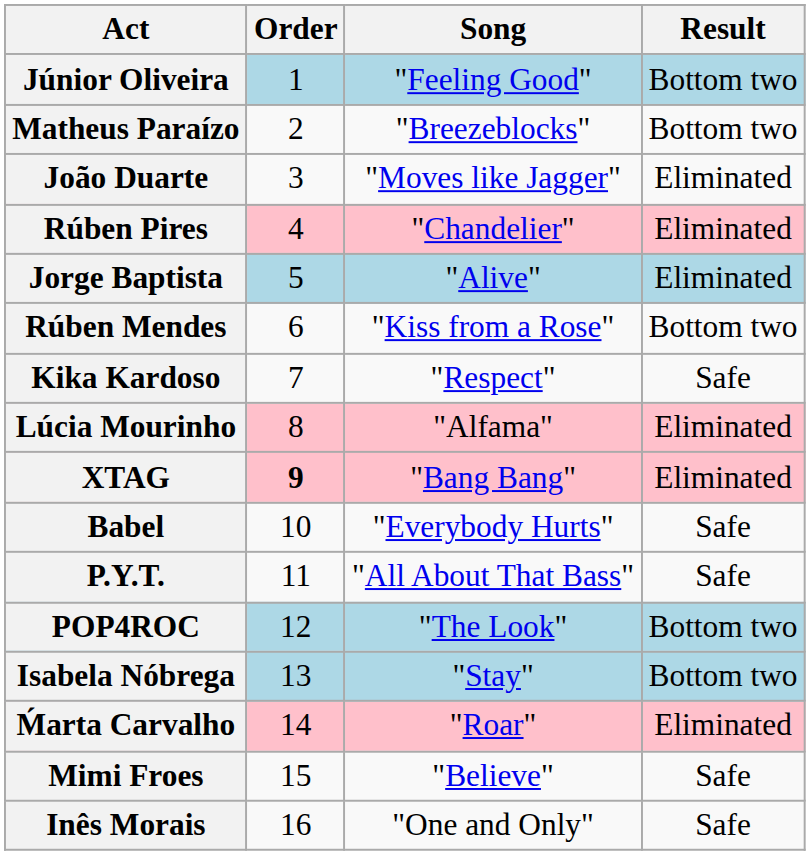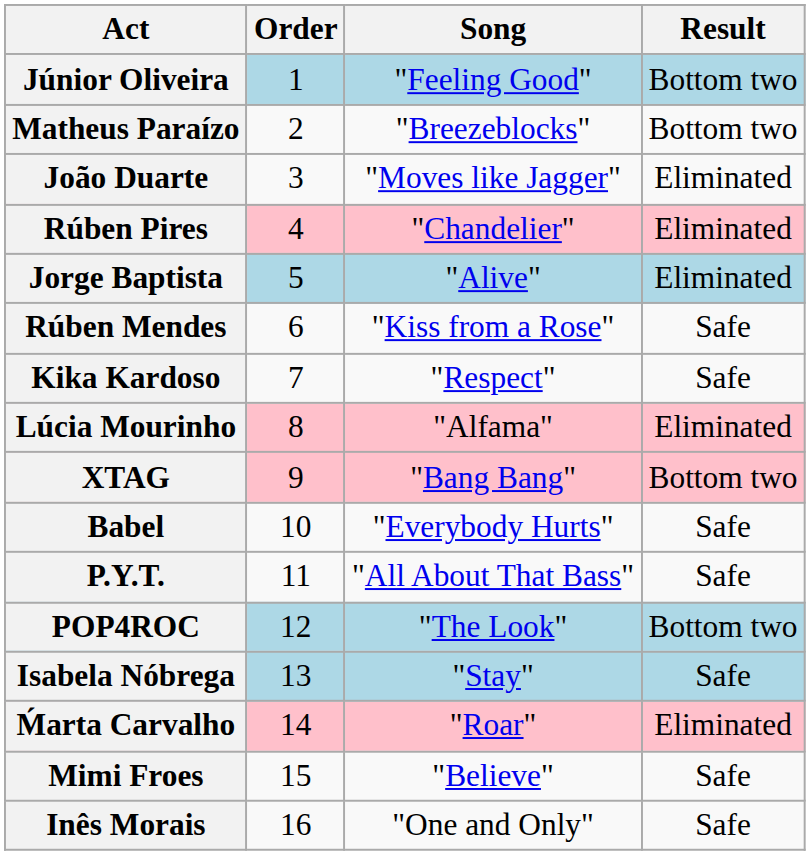(723, 327) Bottom two -> (723, 327) Safe
(296, 476) bold -> (296, 476) normal
(723, 476) Eliminated -> (723, 476) Bottom two
(723, 675) Bottom two -> (723, 675) Safe
